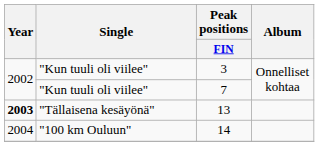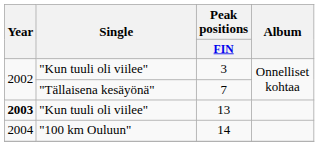(94, 89) "Kun tuuli oli viilee" -> (97, 89) "Tällaisena kesäyönä"
(97, 110) "Tällaisena kesäyönä" -> (94, 110) "Kun tuuli oli viilee"
